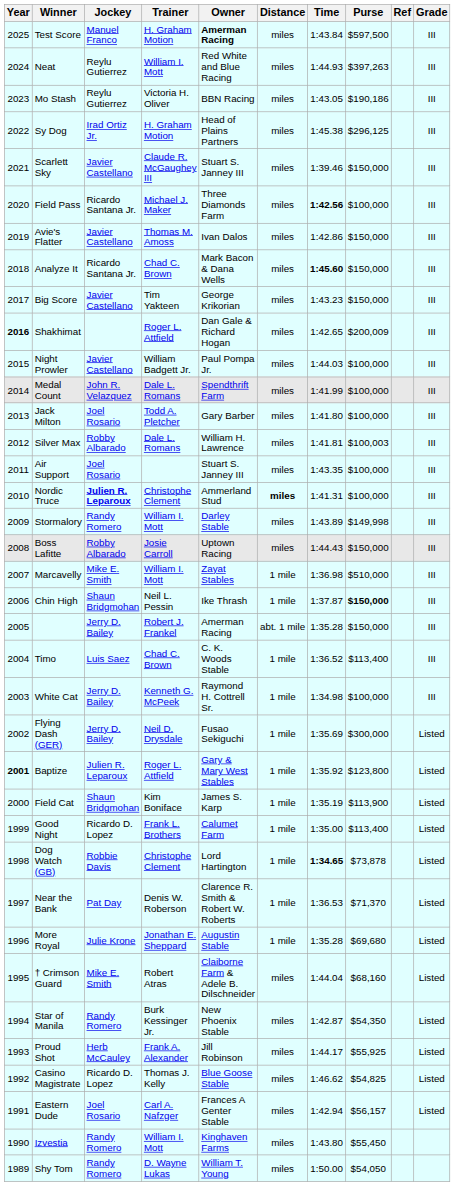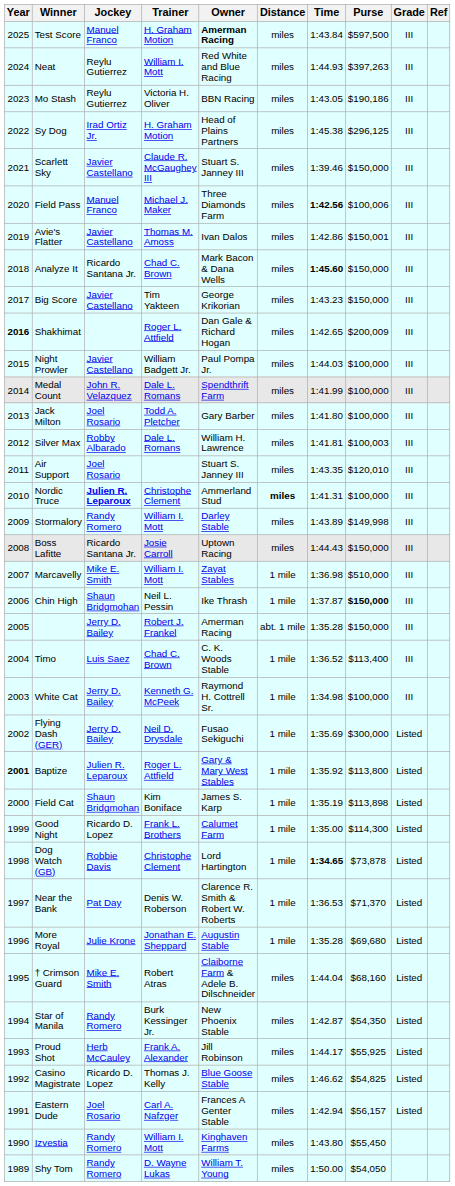columns swapped: (432, 13) <-> (402, 13)
(111, 205) Ricardo Santana Jr. -> (103, 205) Manuel Franco
(368, 205) $100,000 -> (368, 205) $100,006
(368, 236) $150,000 -> (368, 236) $150,001
(368, 469) $100,000 -> (368, 469) $120,010
(106, 548) Robby Albarado -> (111, 548) Ricardo Santana Jr.
(368, 771) $123,800 -> (368, 771) $113,800
(368, 802) $113,900 -> (368, 802) $113,898
(368, 829) $113,400 -> (368, 829) $114,300
